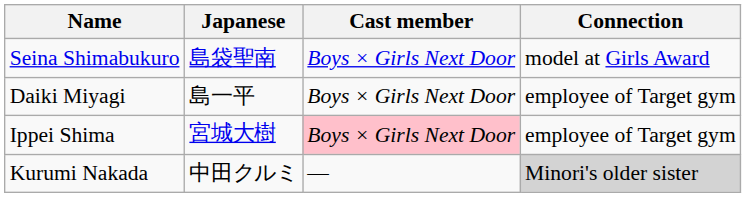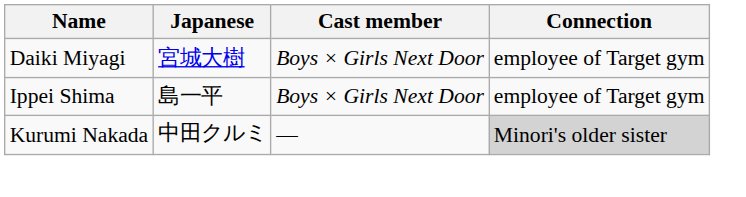- row: (95, 57)
(222, 95) 島一平 -> (201, 57) 宮城大樹
(233, 133) 宮城大樹 -> (191, 95) 島一平
(411, 134) pink background -> (380, 96) no background
